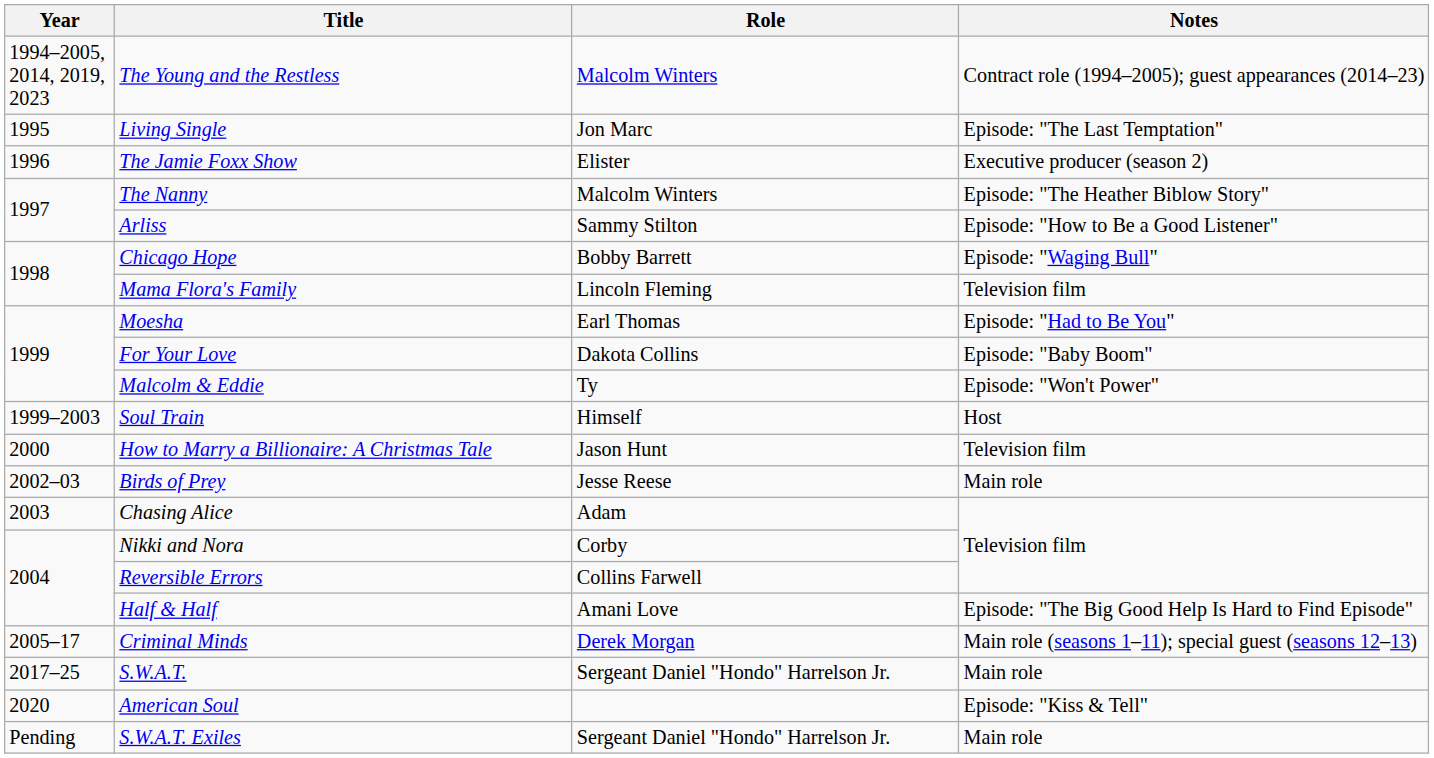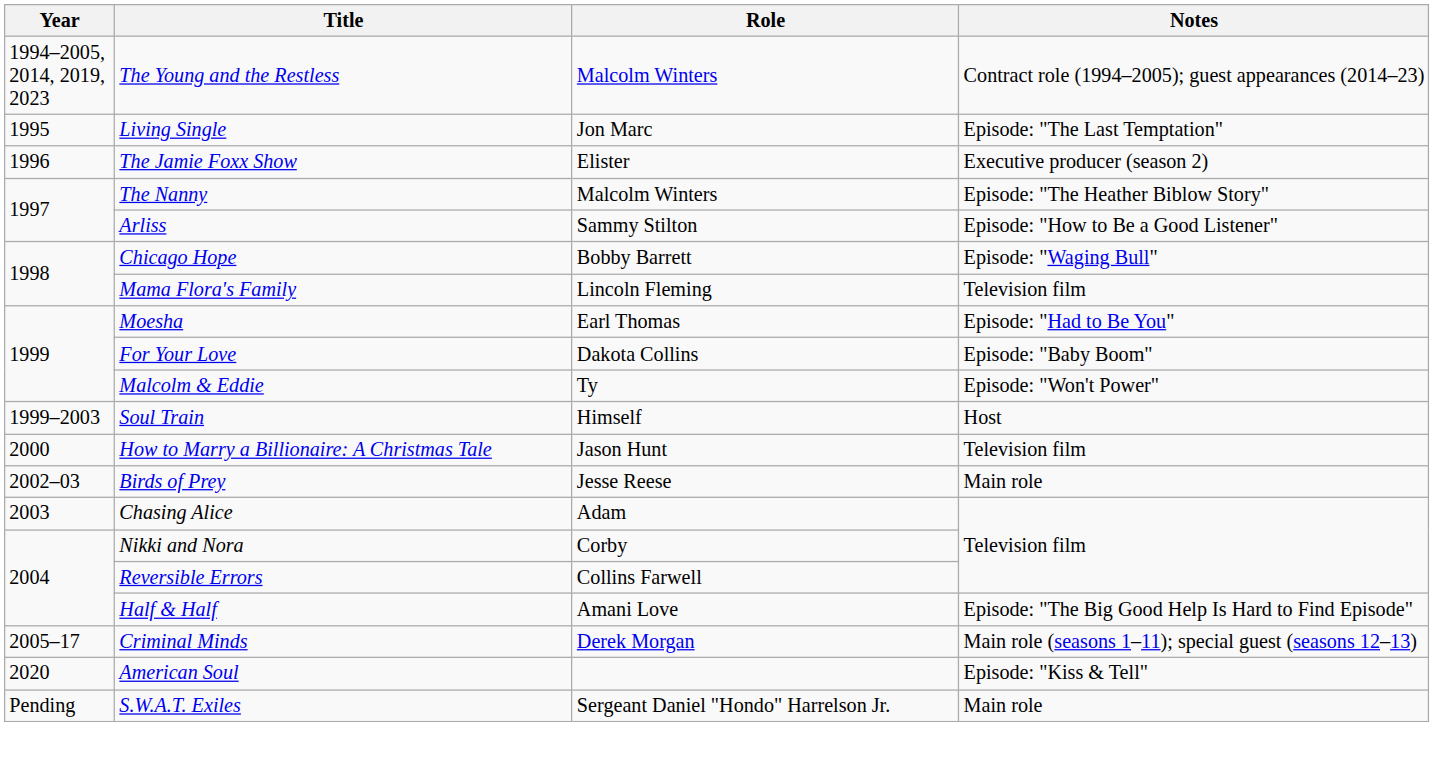- row: (153, 673)
